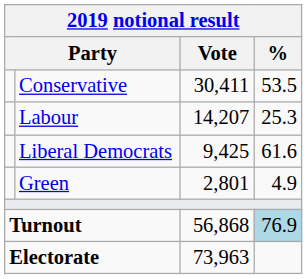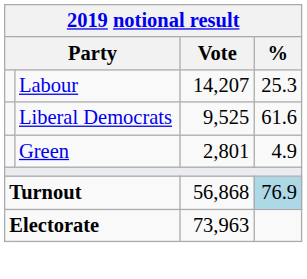- row: (73, 85)
(226, 150) 9,425 -> (226, 118) 9,525
